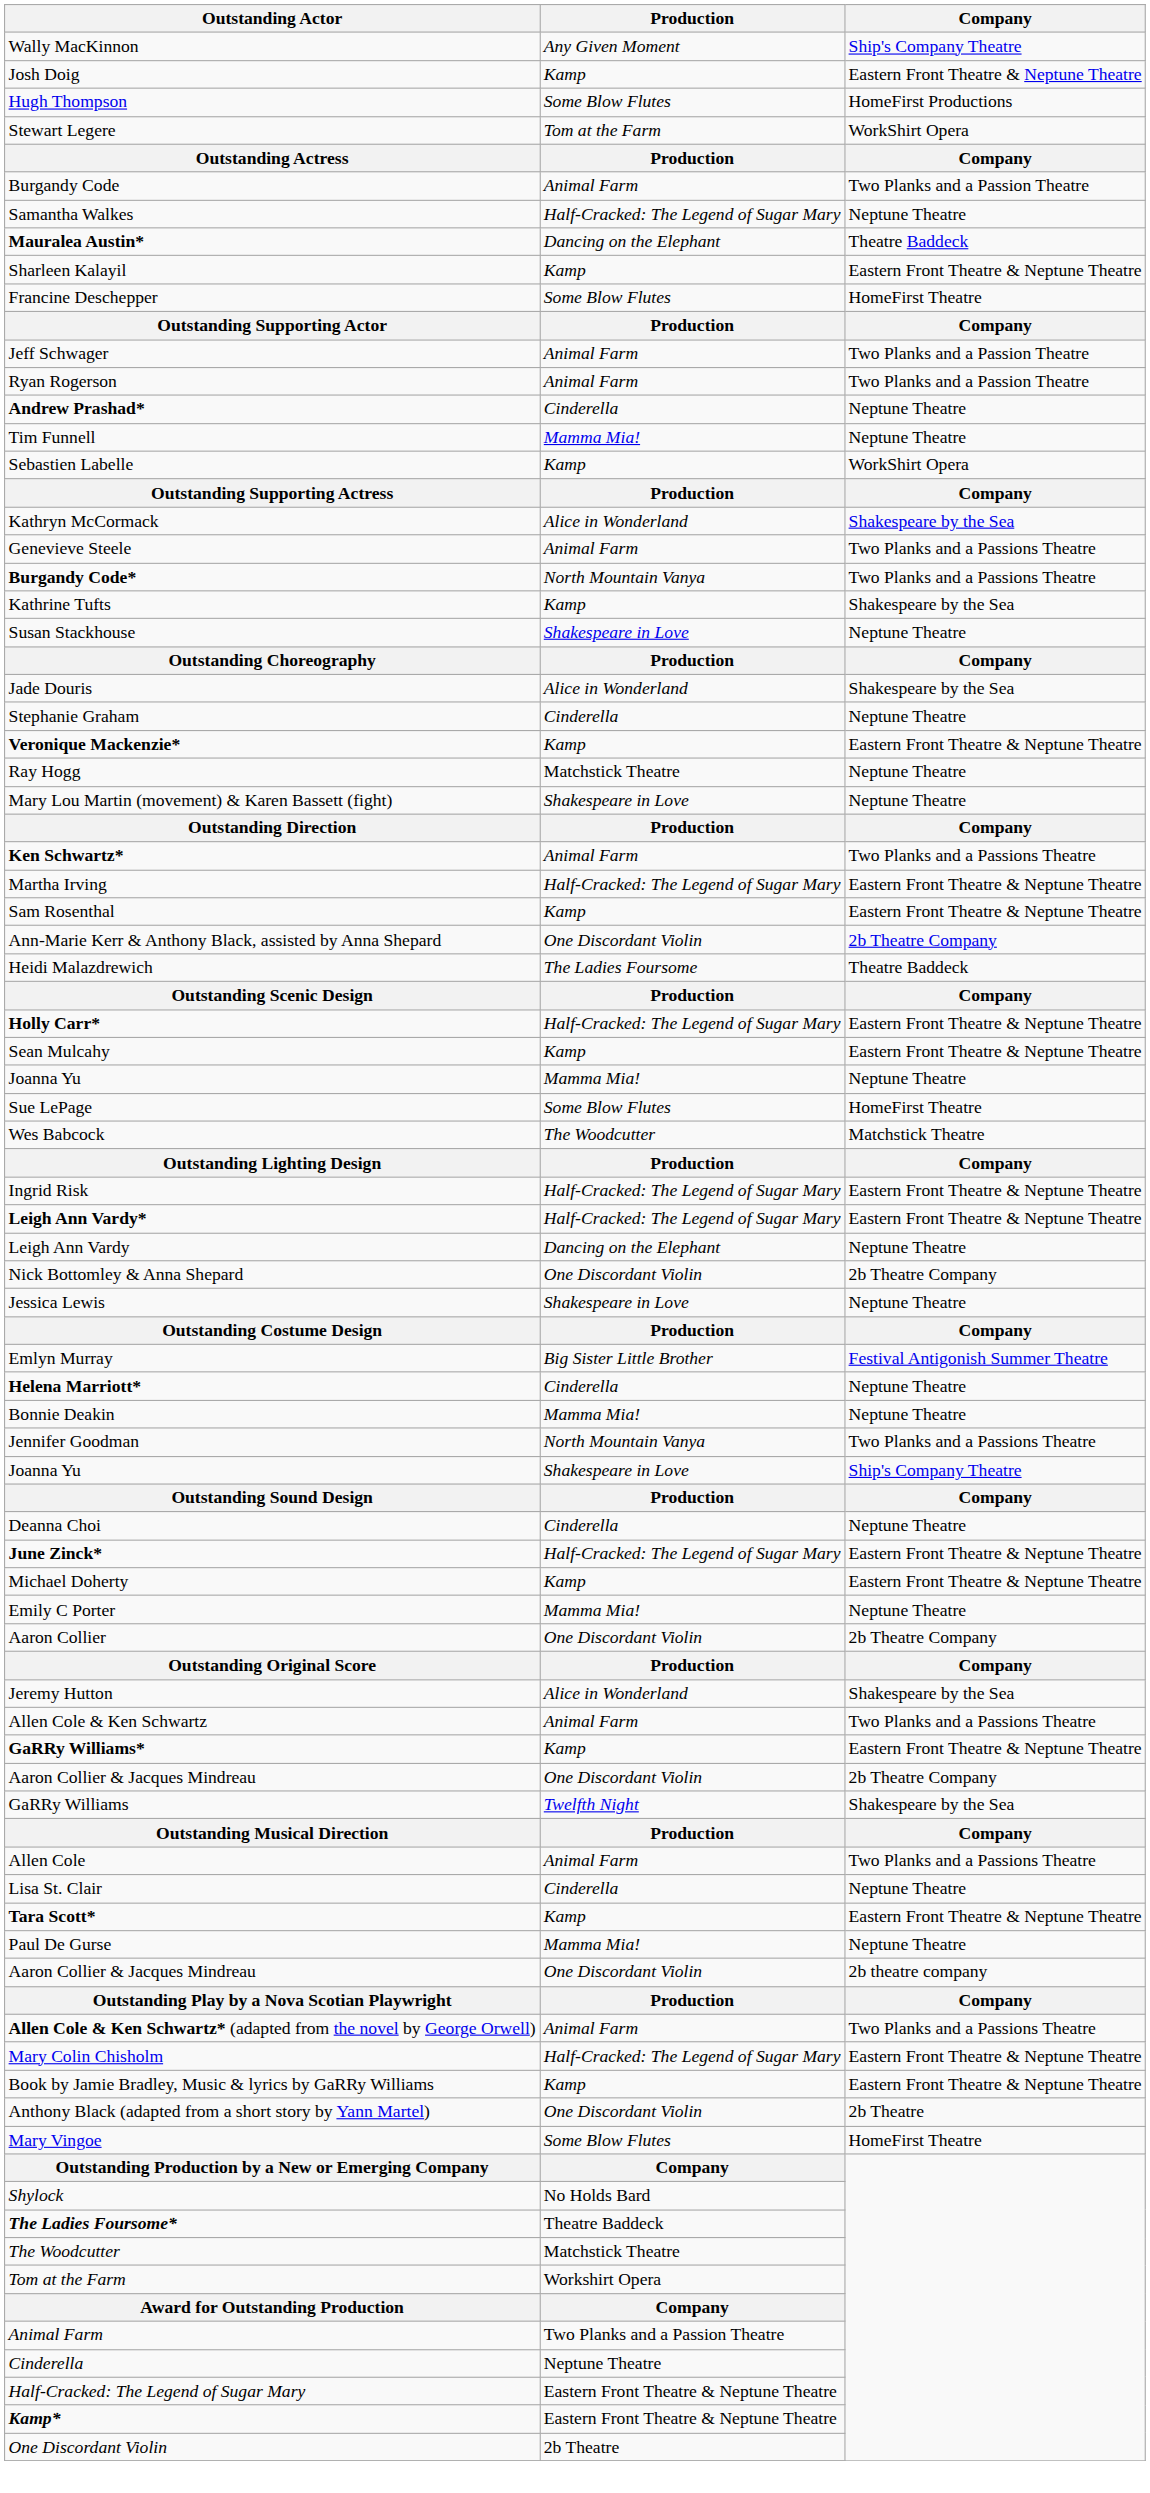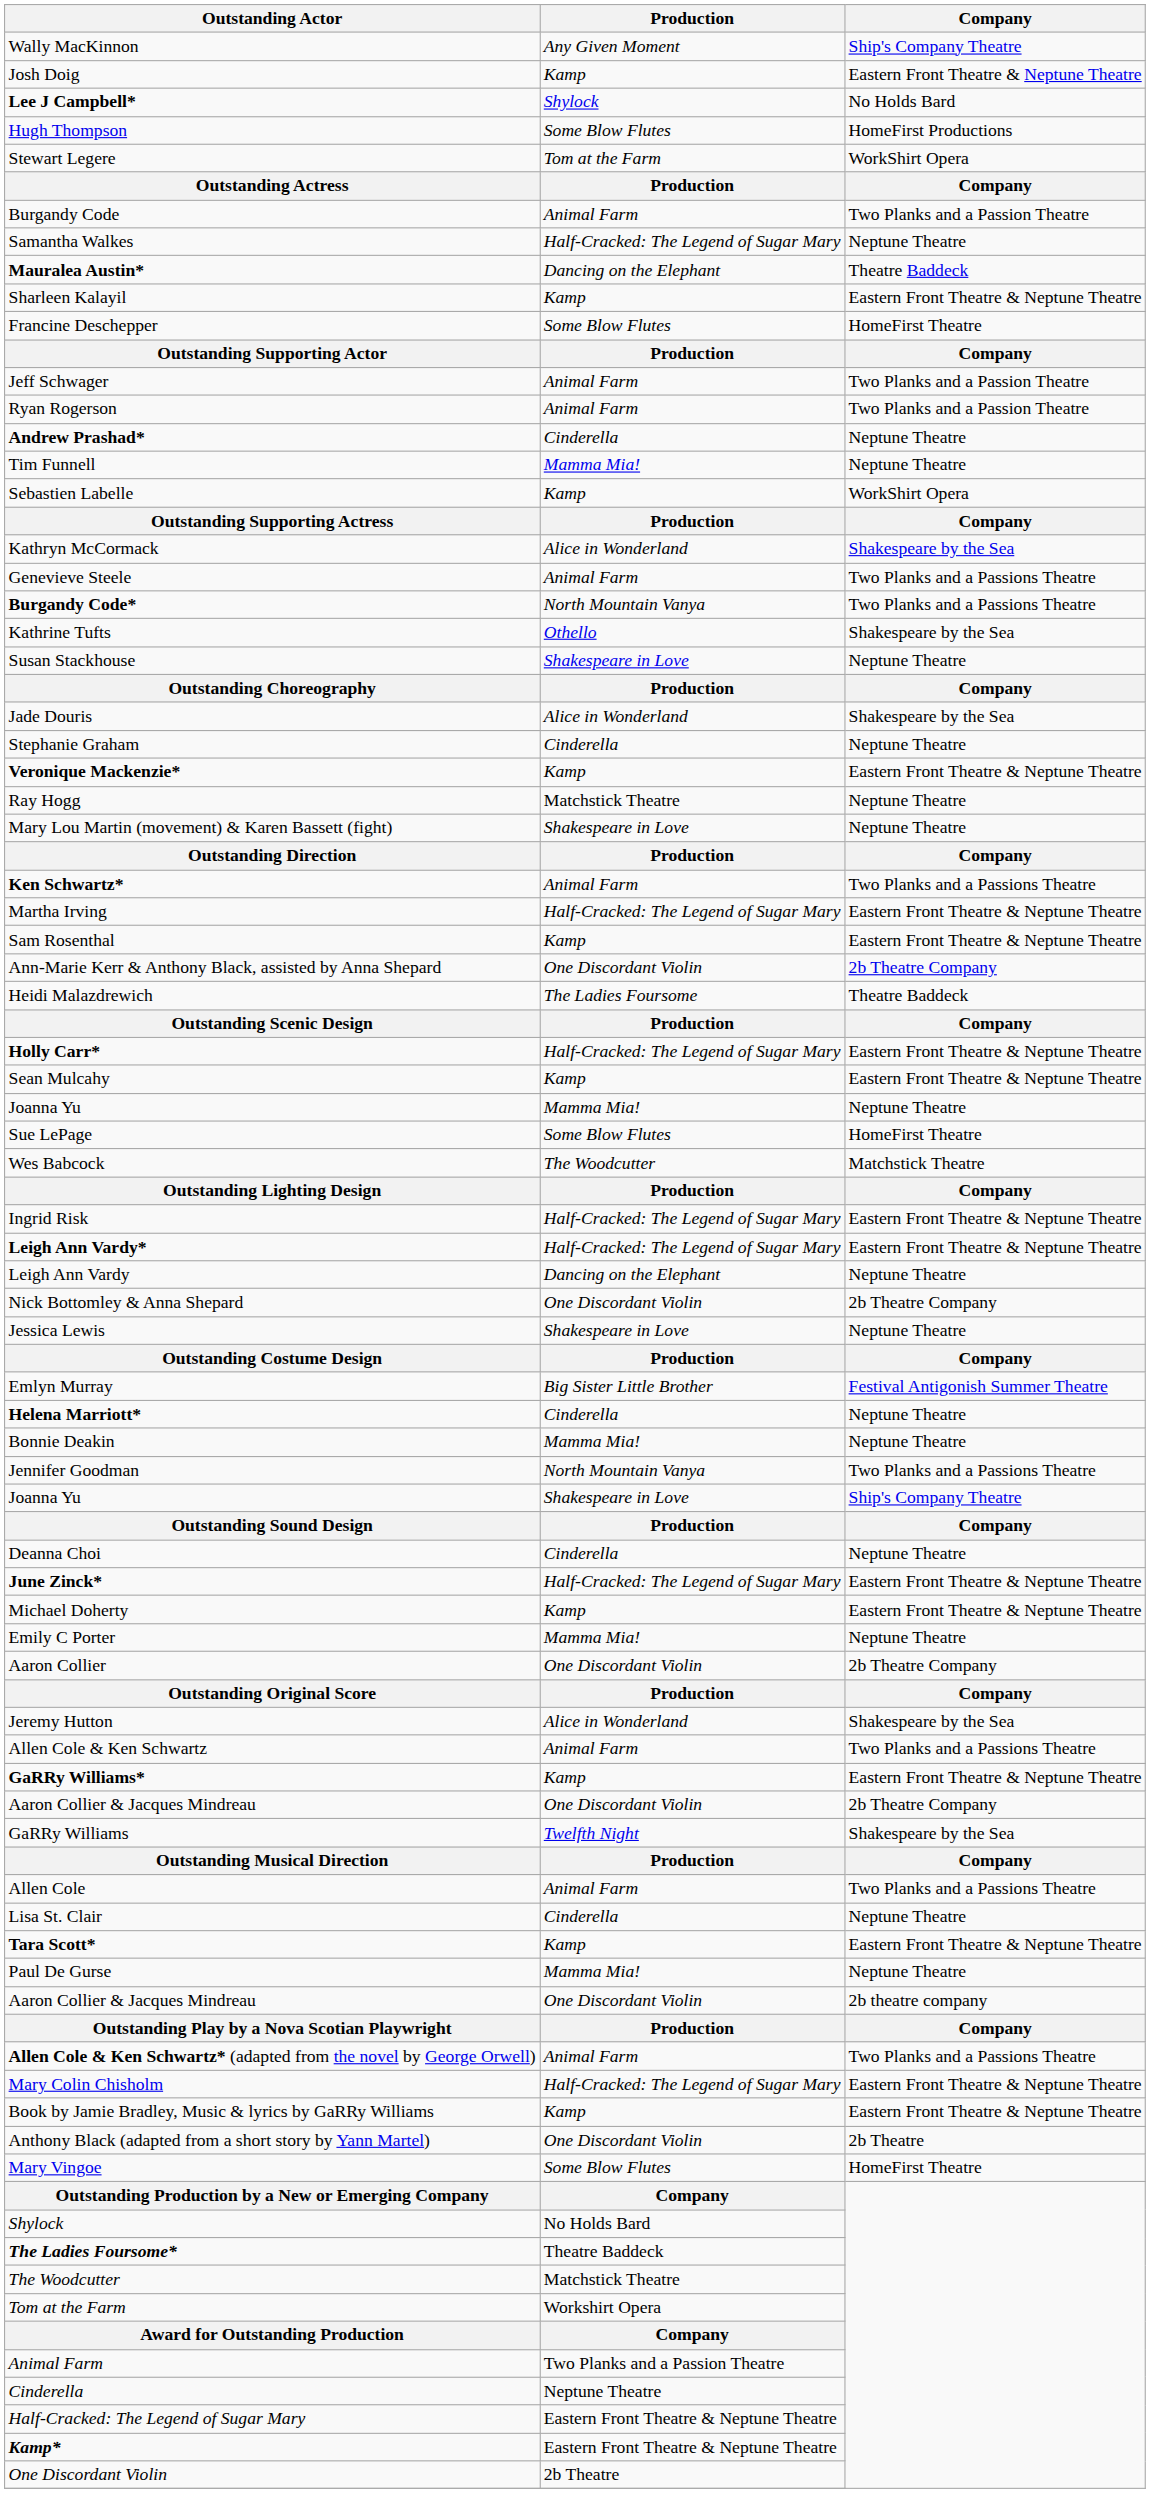+ row: (72, 102)
(565, 604) Kamp -> (570, 632) Othello
